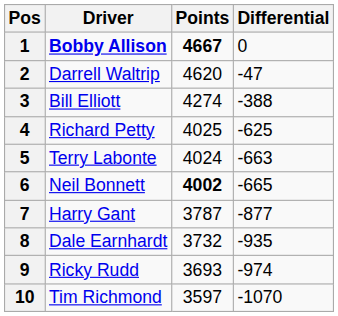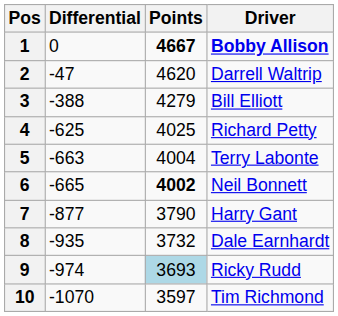columns swapped: (108, 18) <-> (283, 18)
(202, 102) 4274 -> (176, 102) 4279
(202, 158) 4024 -> (176, 158) 4004
(202, 213) 3787 -> (176, 213) 3790
(202, 269) no background -> (176, 269) lightblue background
